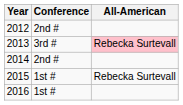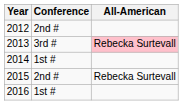(46, 60) 2nd # -> (45, 60) 1st #
(45, 76) 1st # -> (46, 76) 2nd #
